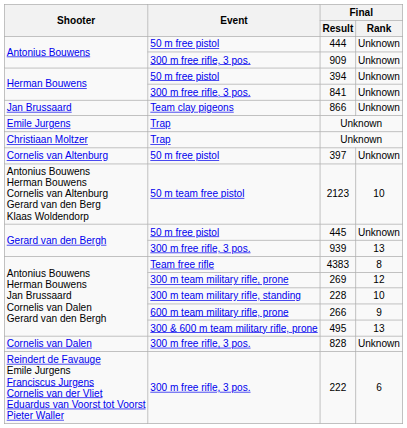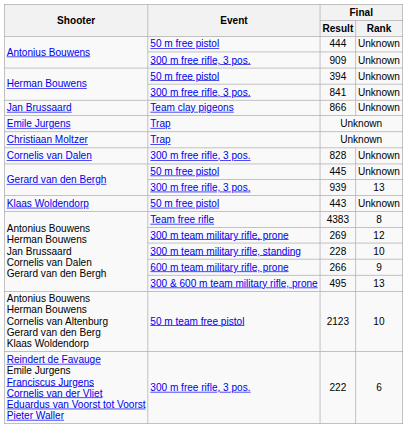- row: (57, 156)
rows swapped: (49, 344) <-> (57, 194)
+ row: (48, 204)
